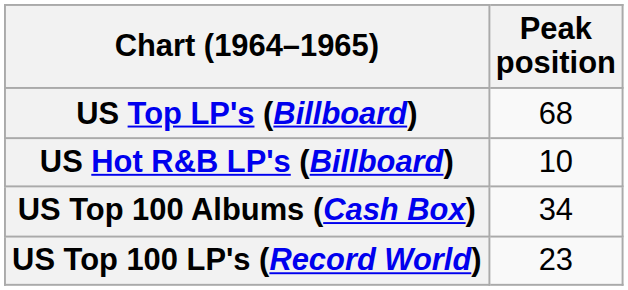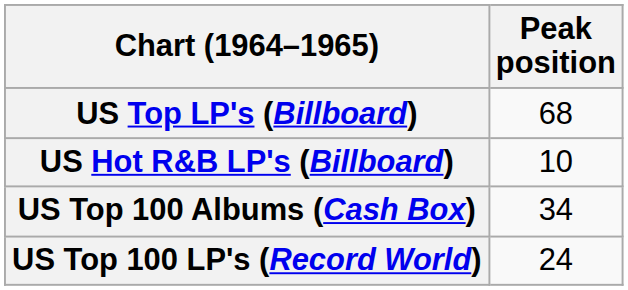(556, 259) 23 -> (556, 259) 24
